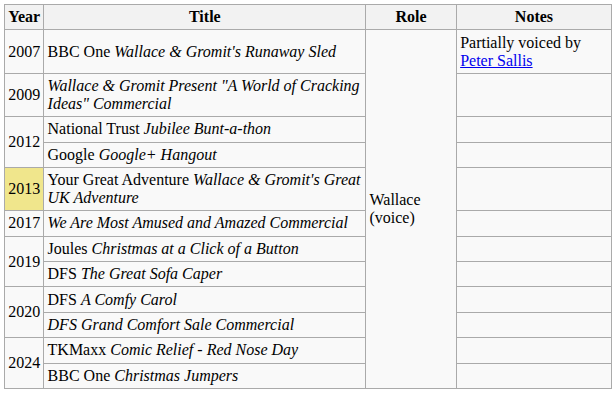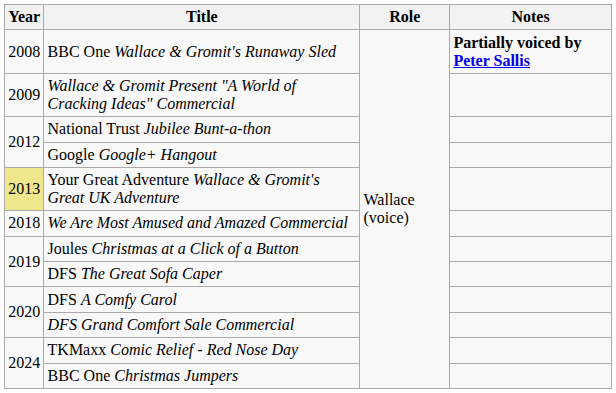(24, 51) 2007 -> (24, 51) 2008
(521, 51) normal -> (517, 51) bold
(24, 223) 2017 -> (24, 223) 2018
